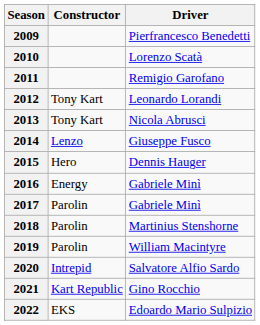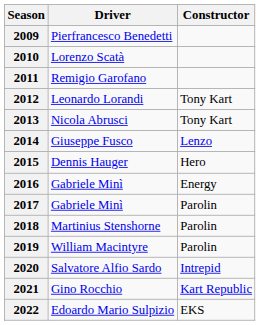columns swapped: (190, 15) <-> (87, 15)
